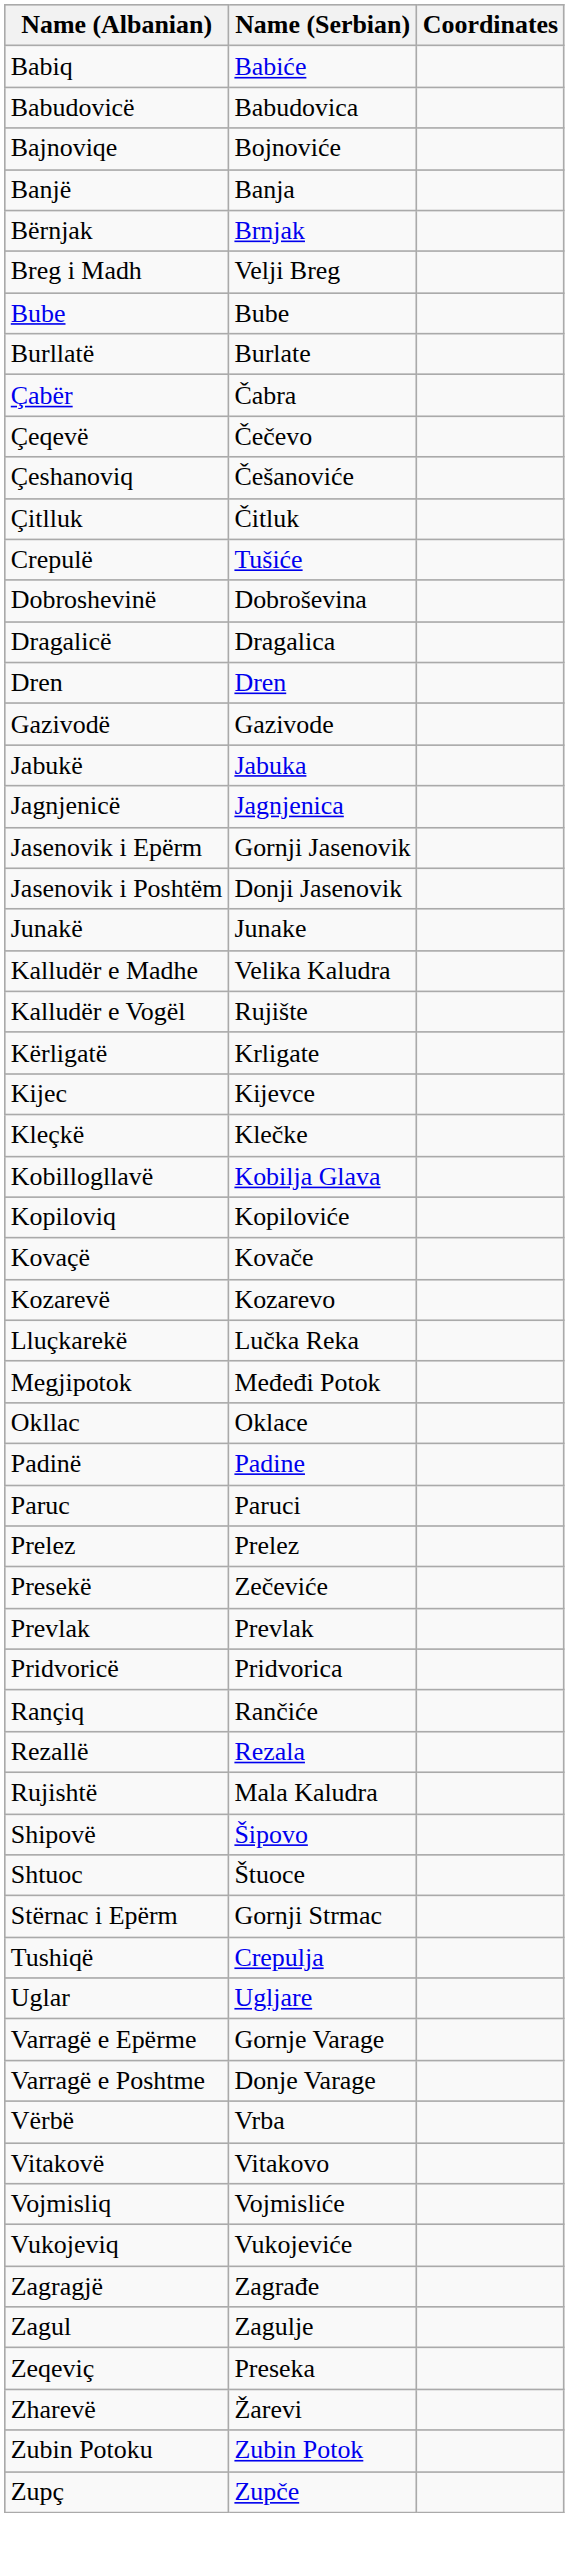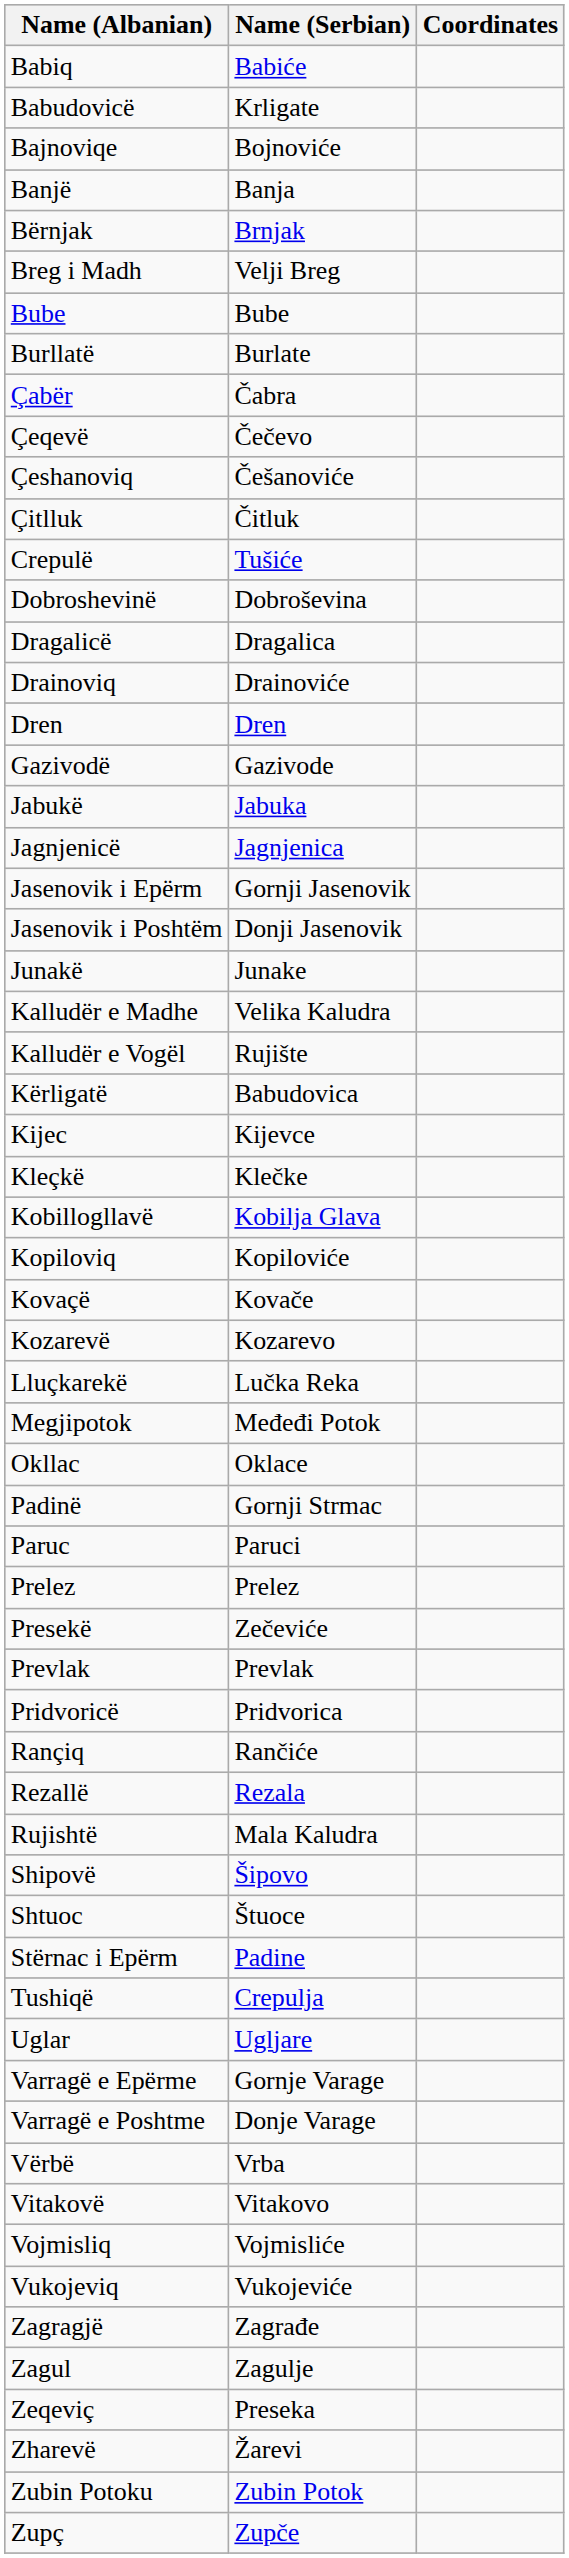(296, 107) Babudovica -> (277, 107) Krligate
+ row: (63, 682)
(277, 1052) Krligate -> (296, 1093) Babudovica
(270, 1463) Padine -> (308, 1504) Gornji Strmac
(308, 1915) Gornji Strmac -> (270, 1957) Padine
